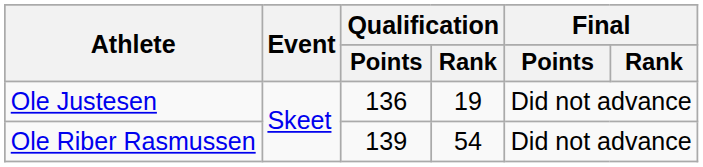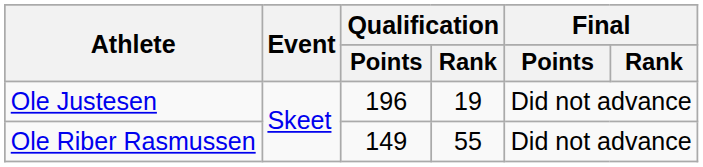(386, 102) 136 -> (386, 102) 196
(386, 142) 139 -> (386, 142) 149
(468, 142) 54 -> (468, 142) 55
